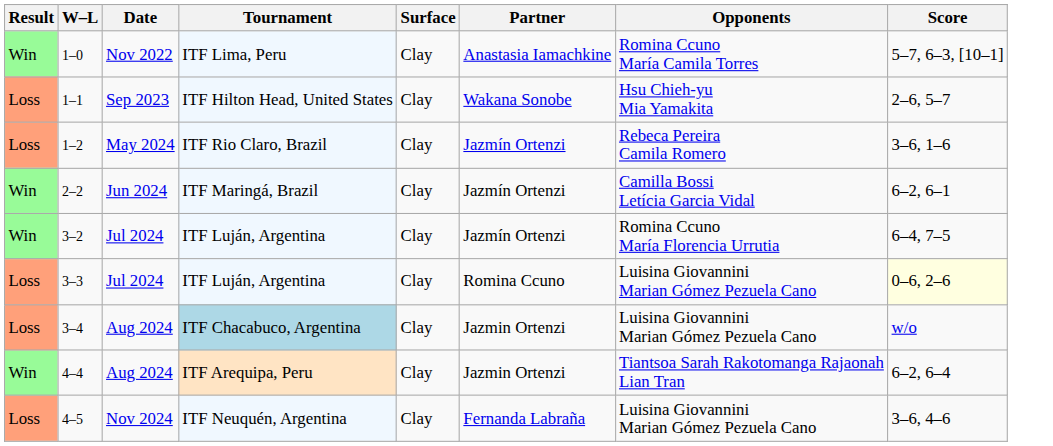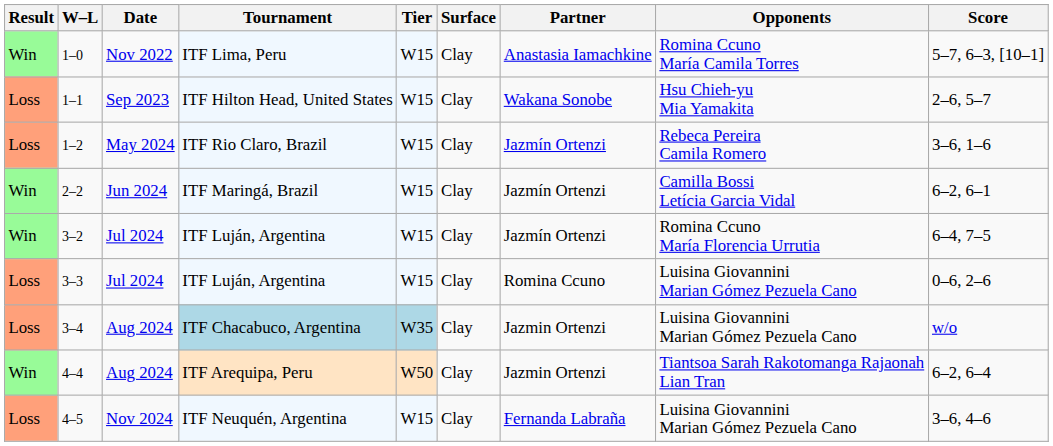+ column: (417, 17)
(921, 281) lightyellow background -> (961, 281) no background
